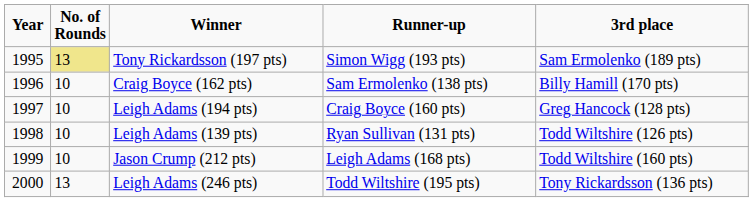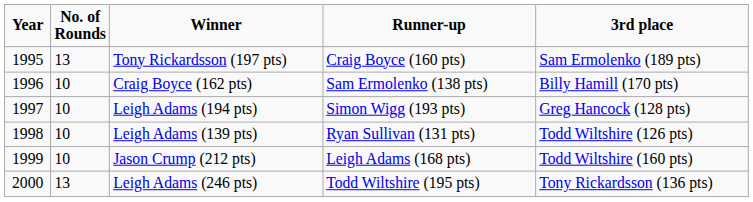(62, 59) khaki background -> (62, 59) no background
(396, 59) Simon Wigg (193 pts) -> (396, 59) Craig Boyce (160 pts)
(396, 109) Craig Boyce (160 pts) -> (396, 109) Simon Wigg (193 pts)
